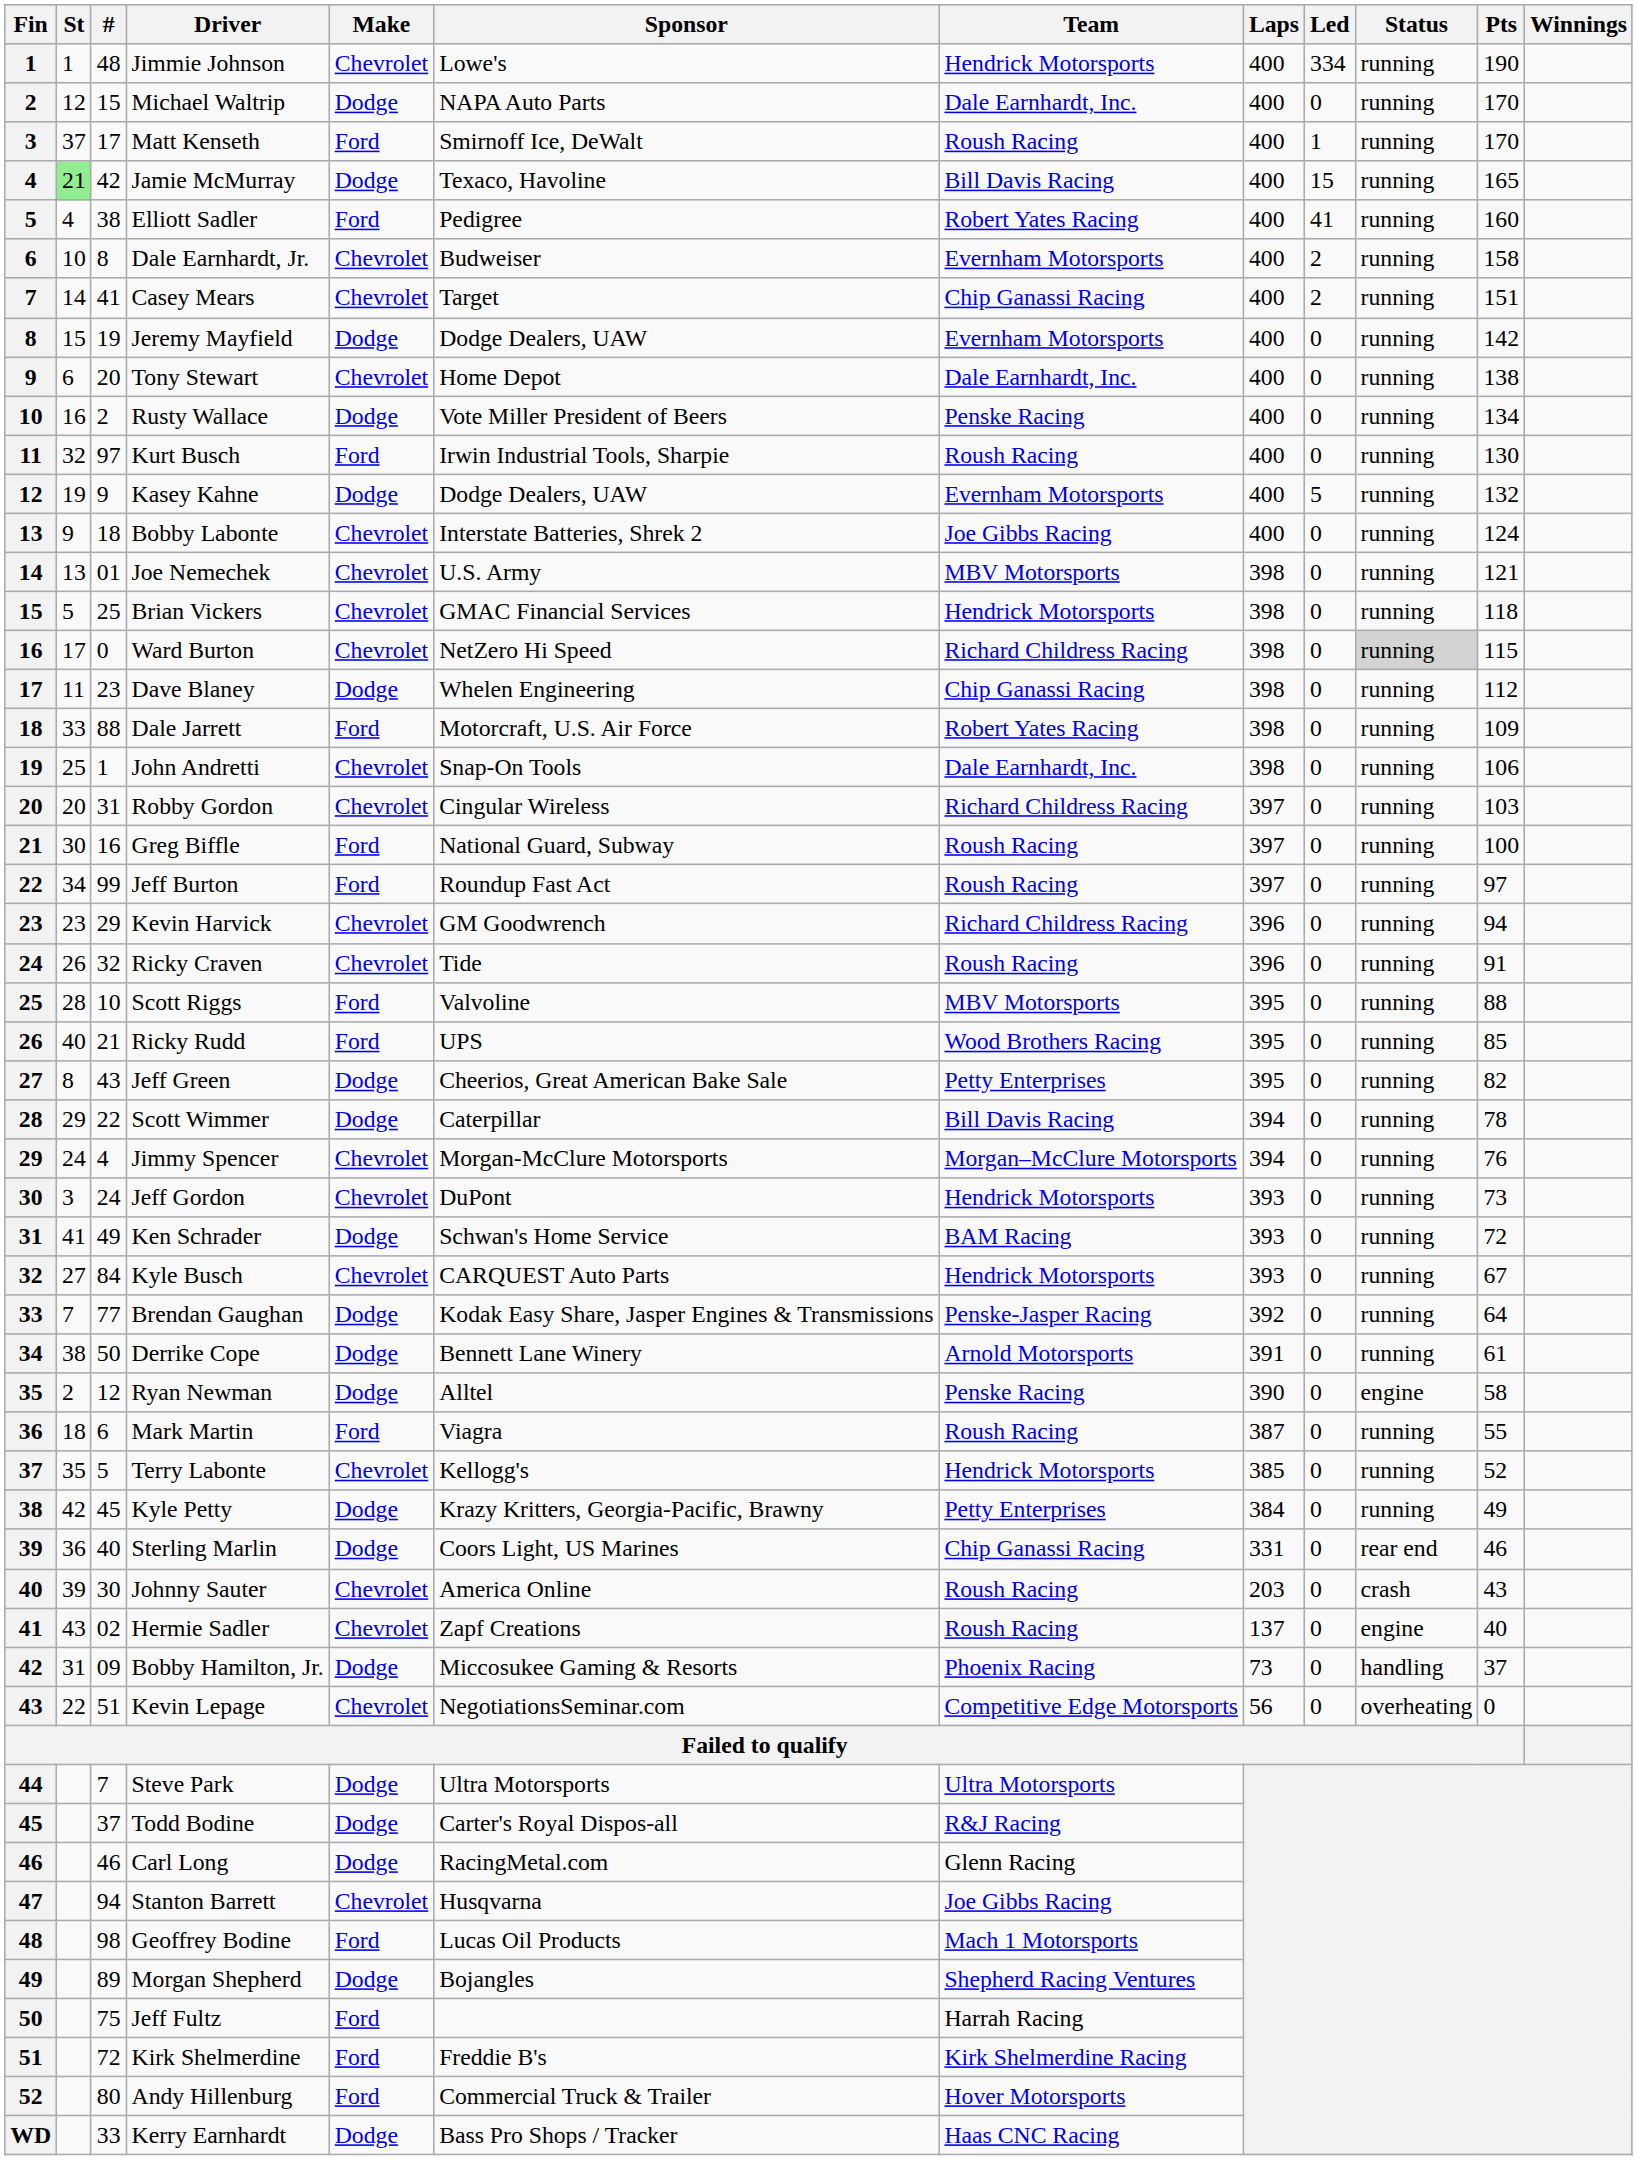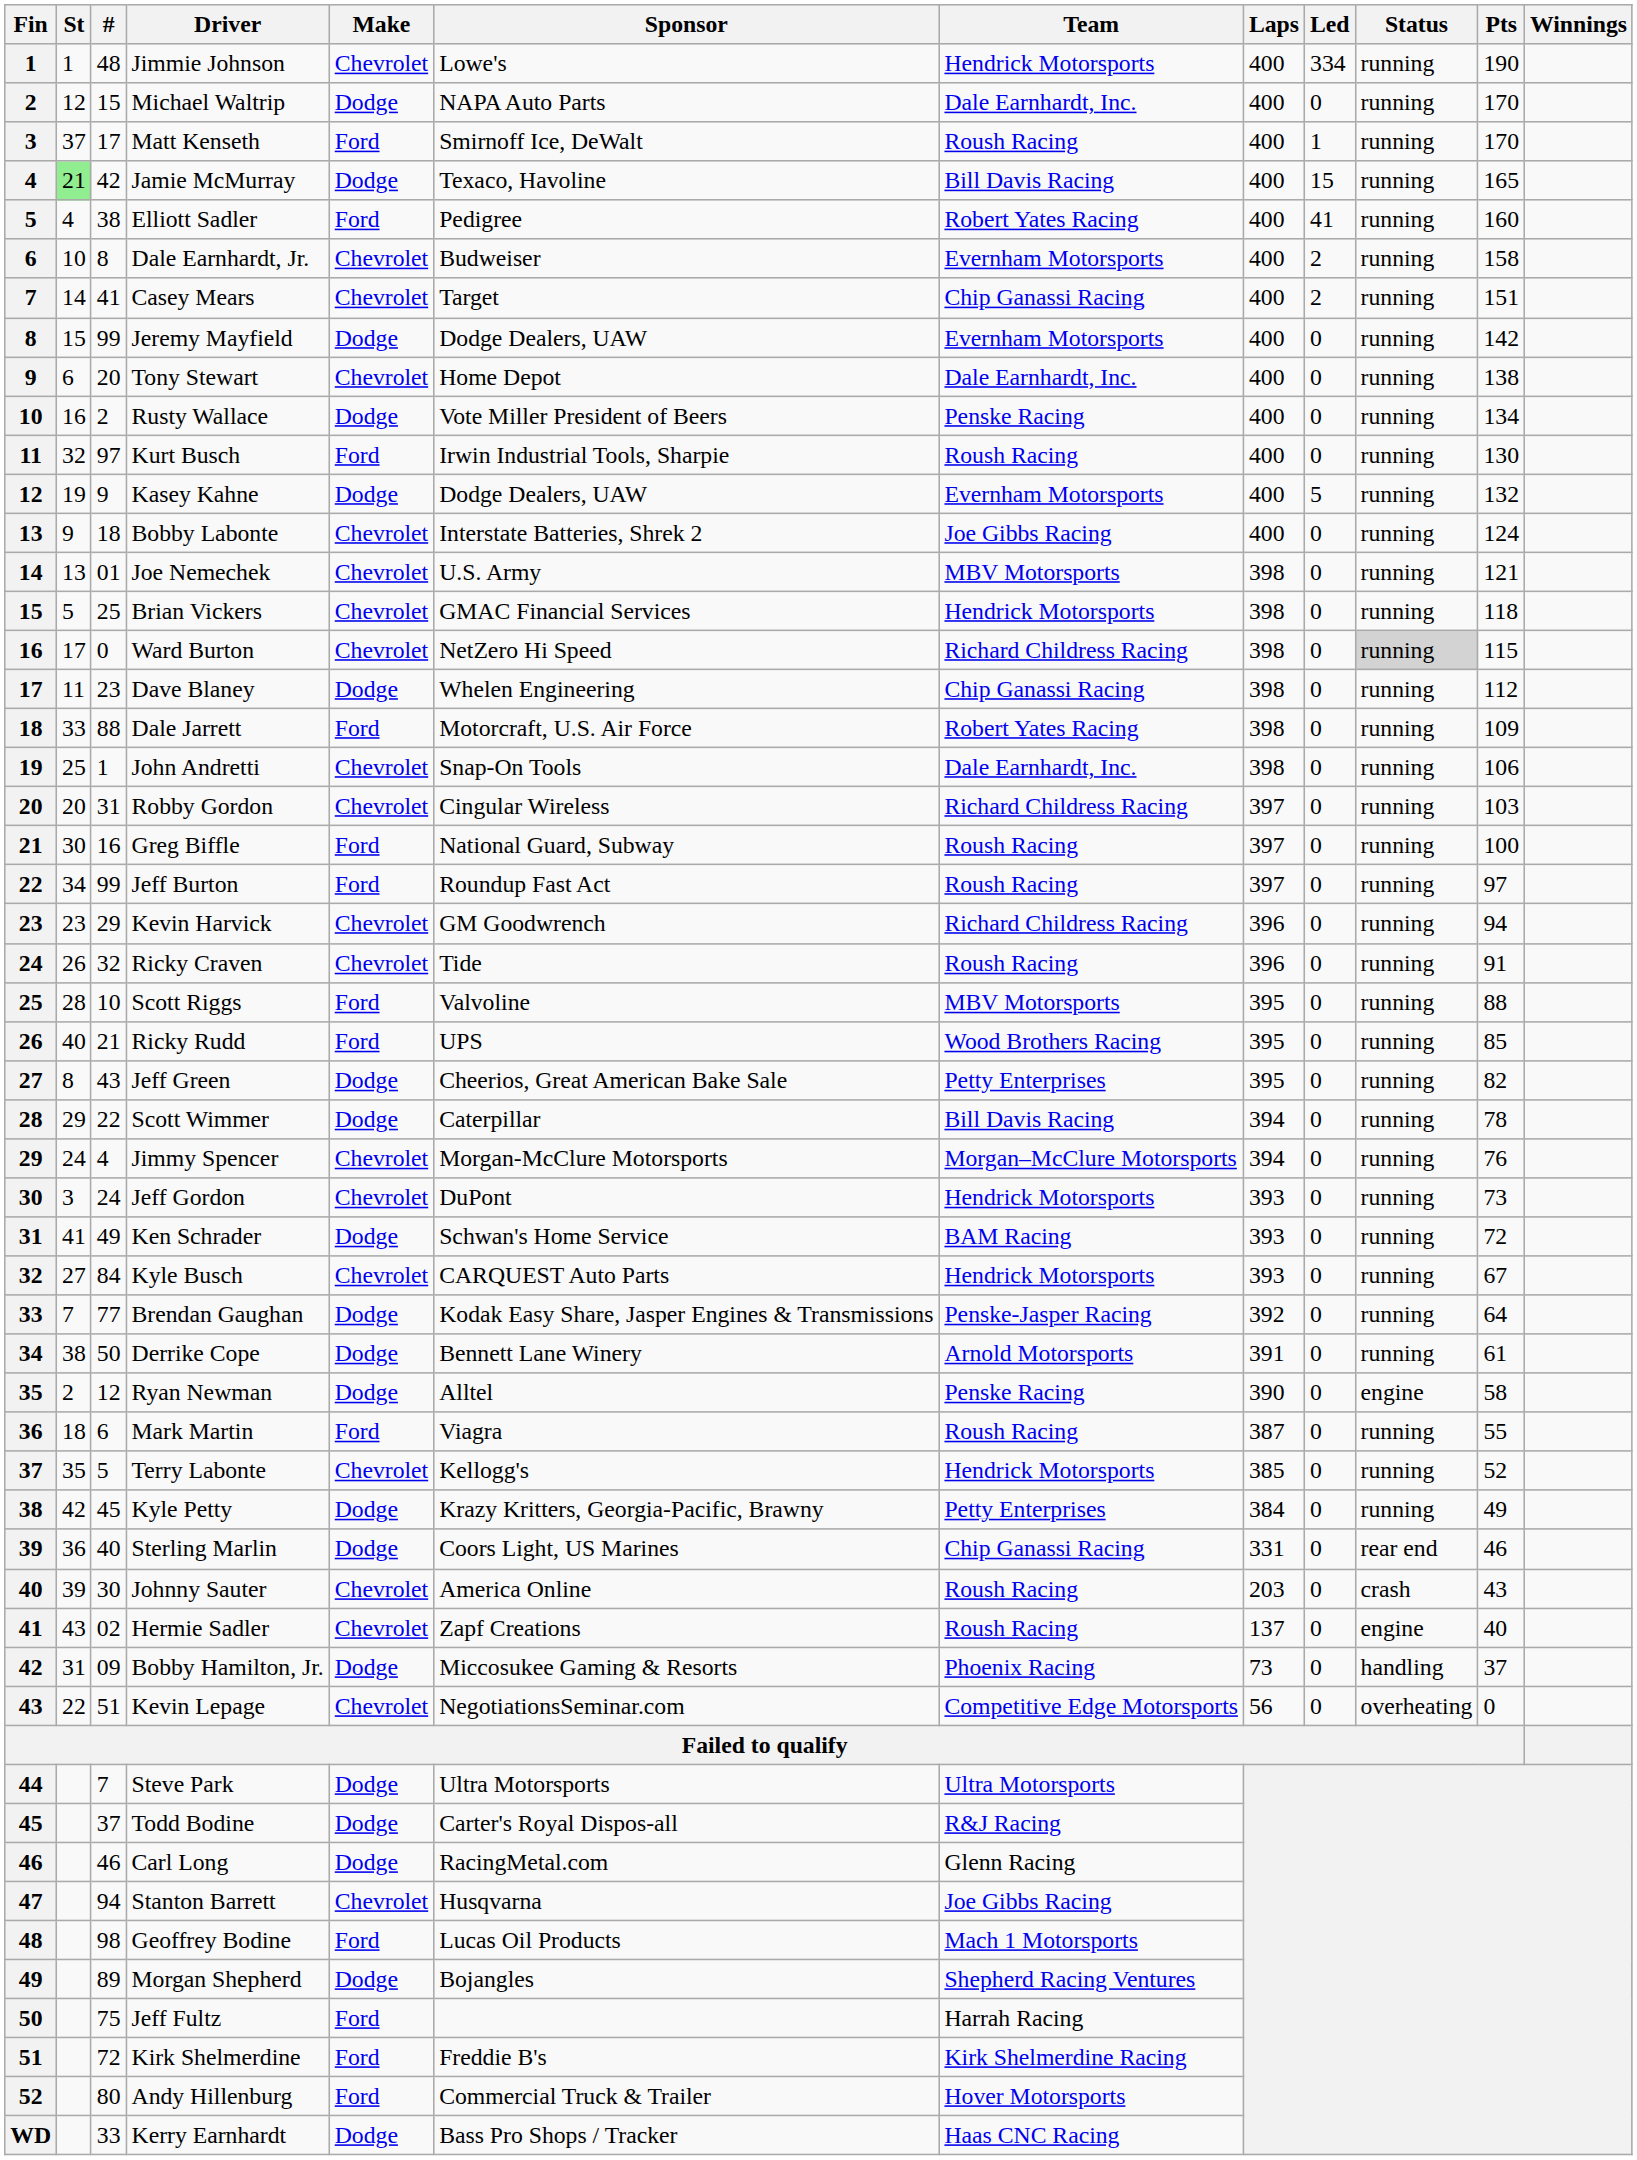(109, 337) 19 -> (109, 337) 99
